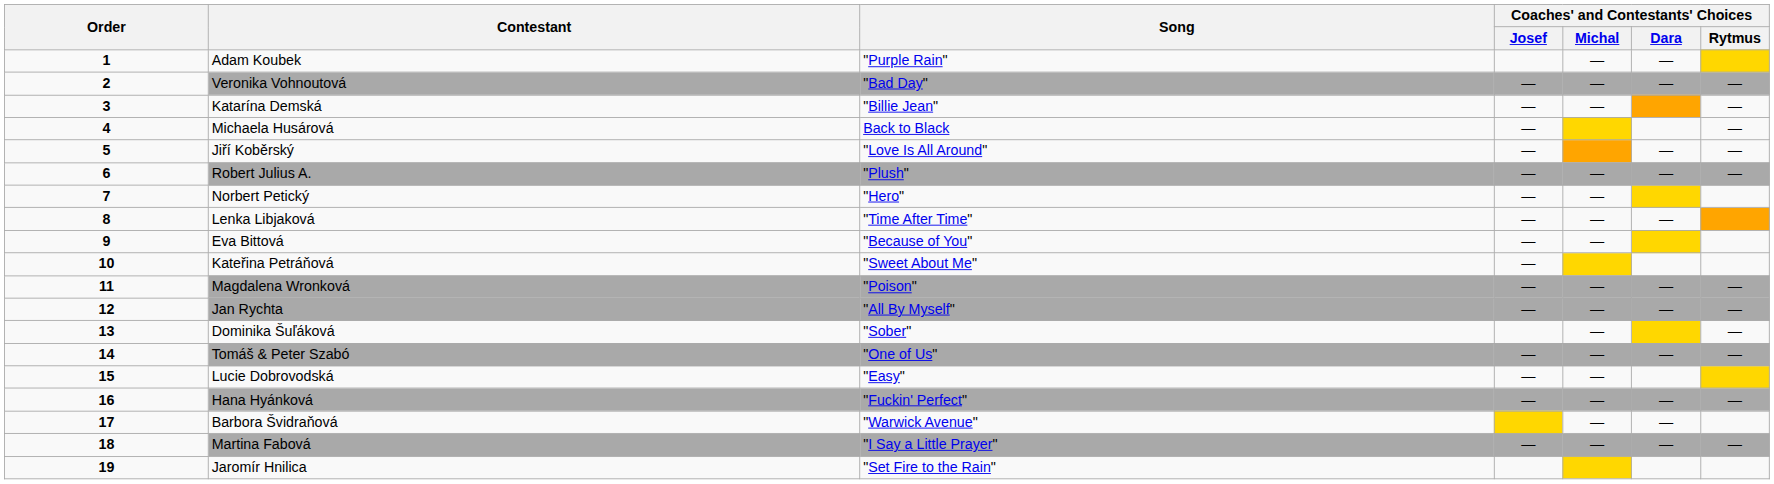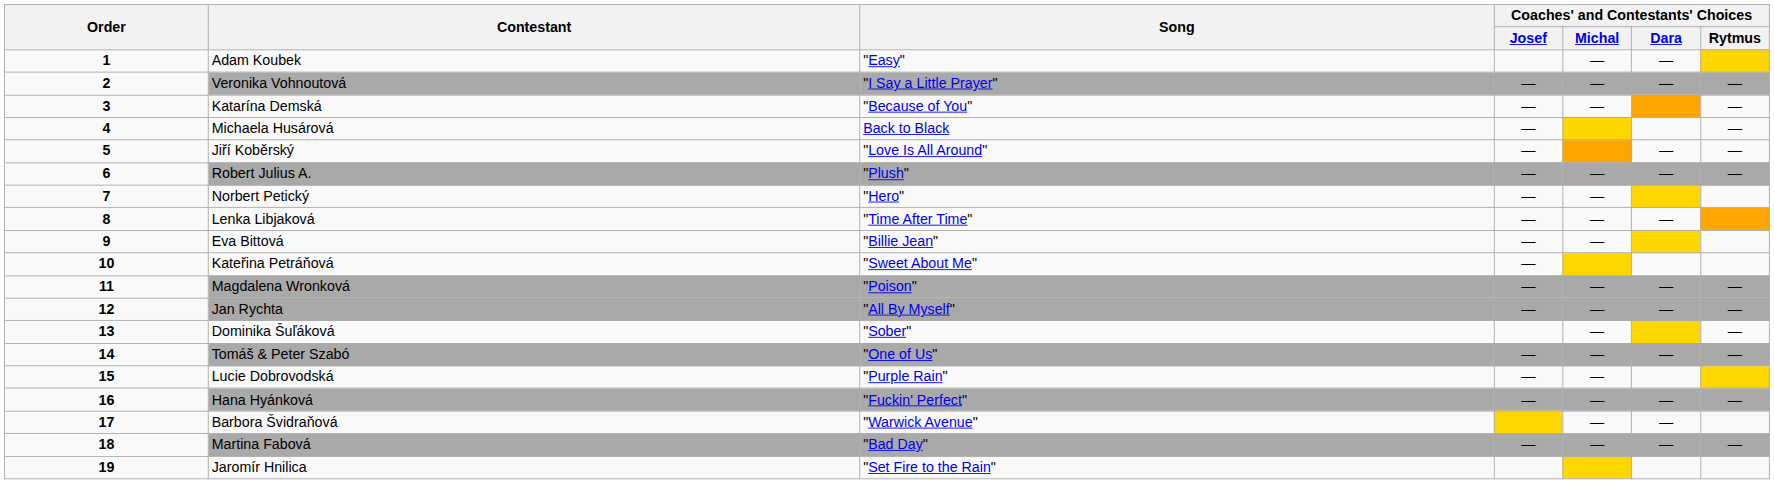(905, 60) "Purple Rain" -> (884, 60) "Easy"
(896, 83) "Bad Day" -> (930, 83) "I Say a Little Prayer"
(901, 106) "Billie Jean" -> (918, 106) "Because of You"
(918, 241) "Because of You" -> (901, 241) "Billie Jean"
(884, 377) "Easy" -> (905, 377) "Purple Rain"
(930, 444) "I Say a Little Prayer" -> (896, 444) "Bad Day"
